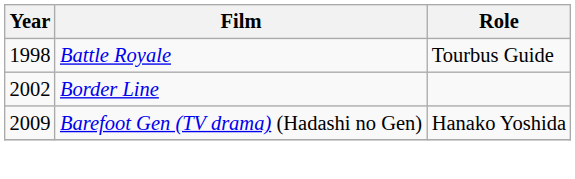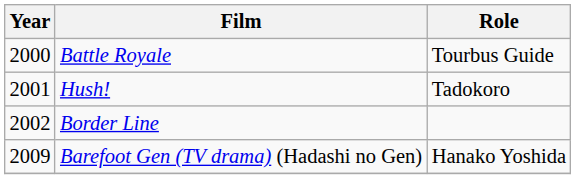(30, 55) 1998 -> (30, 55) 2000
+ row: (85, 89)
